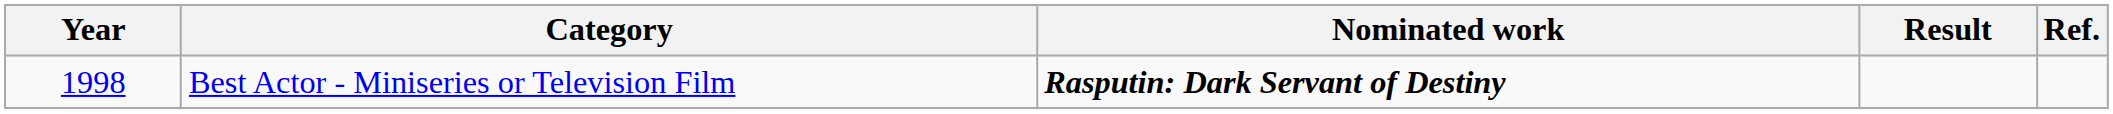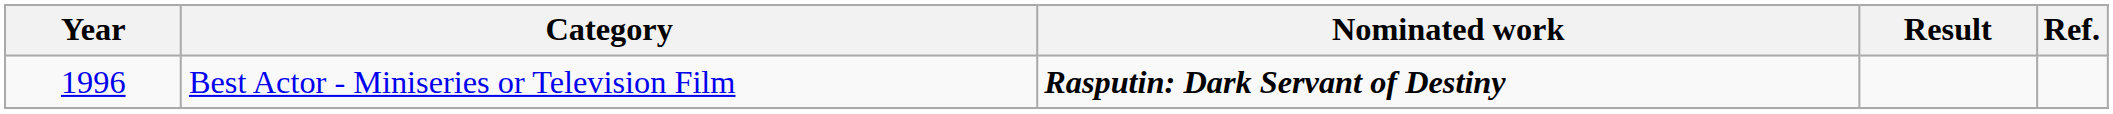(93, 81) 1998 -> (93, 81) 1996
